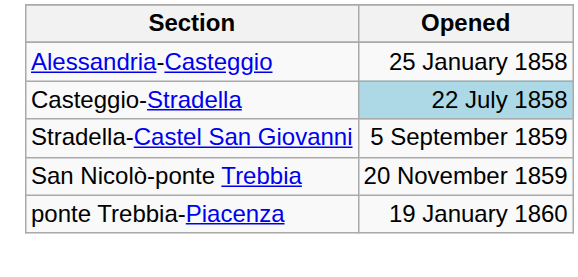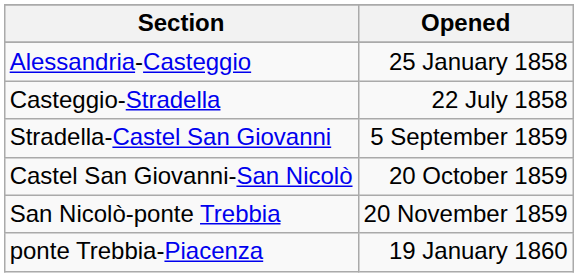(500, 99) lightblue background -> (500, 99) no background
+ row: (181, 175)
